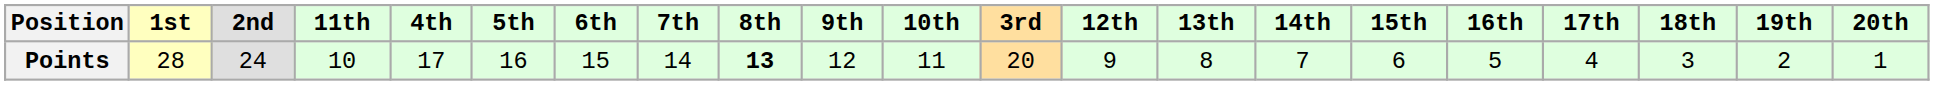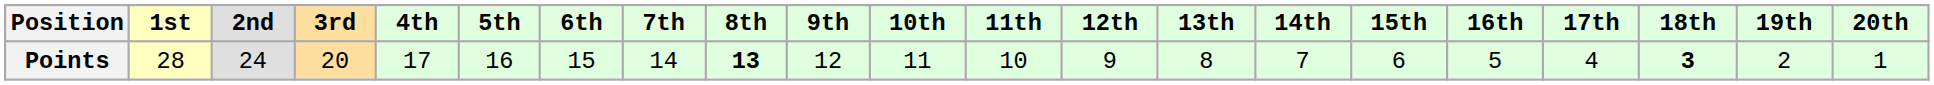columns swapped: (1021, 24) <-> (342, 24)
(1688, 61) normal -> (1688, 61) bold
